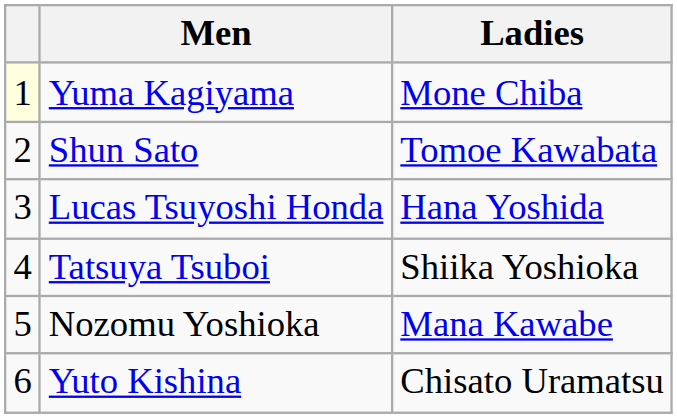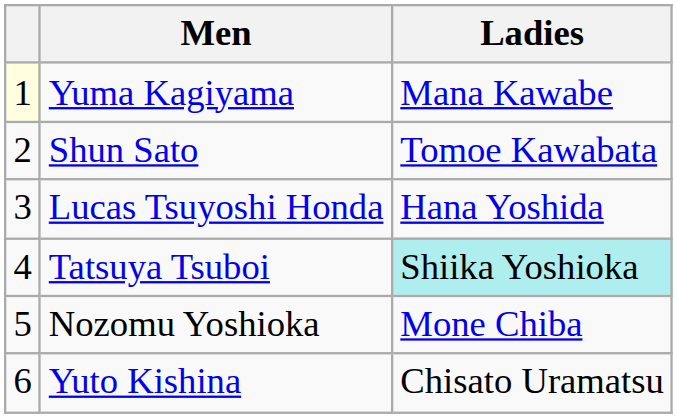(491, 91) Mone Chiba -> (507, 91) Mana Kawabe
(519, 265) no background -> (519, 265) paleturquoise background
(507, 324) Mana Kawabe -> (491, 324) Mone Chiba
